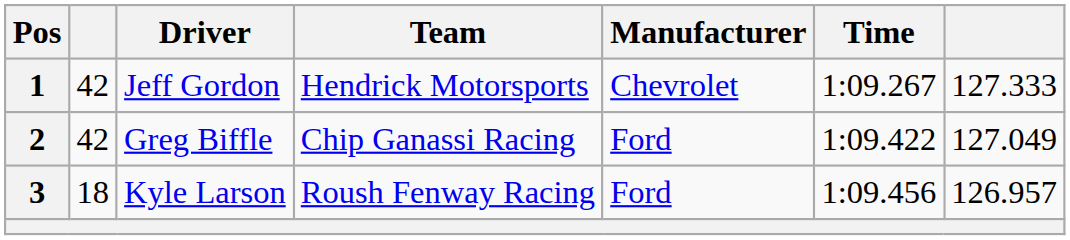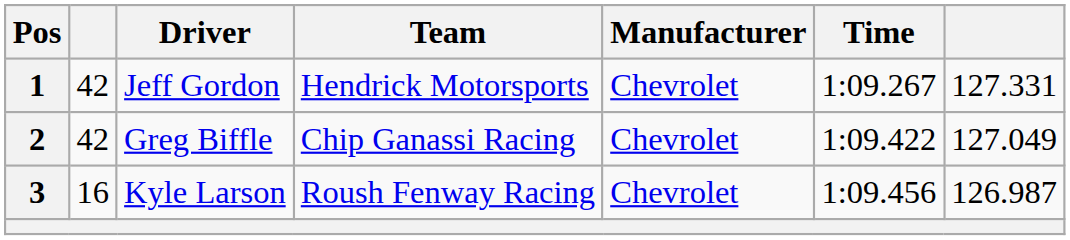(1004, 85) 127.333 -> (1004, 85) 127.331
(641, 138) Ford -> (674, 138) Chevrolet
(93, 192) 18 -> (93, 192) 16
(641, 192) Ford -> (674, 192) Chevrolet
(1004, 192) 126.957 -> (1004, 192) 126.987
